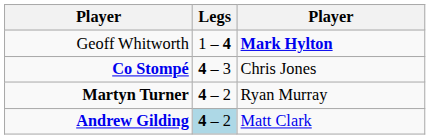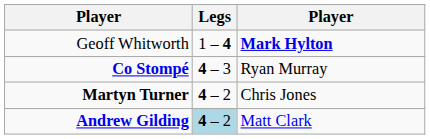(278, 69) Chris Jones -> (284, 69) Ryan Murray
(284, 95) Ryan Murray -> (278, 95) Chris Jones
